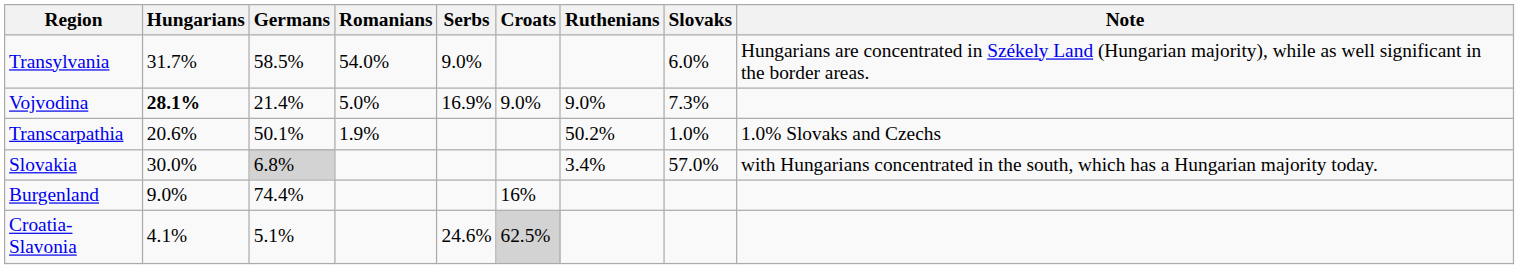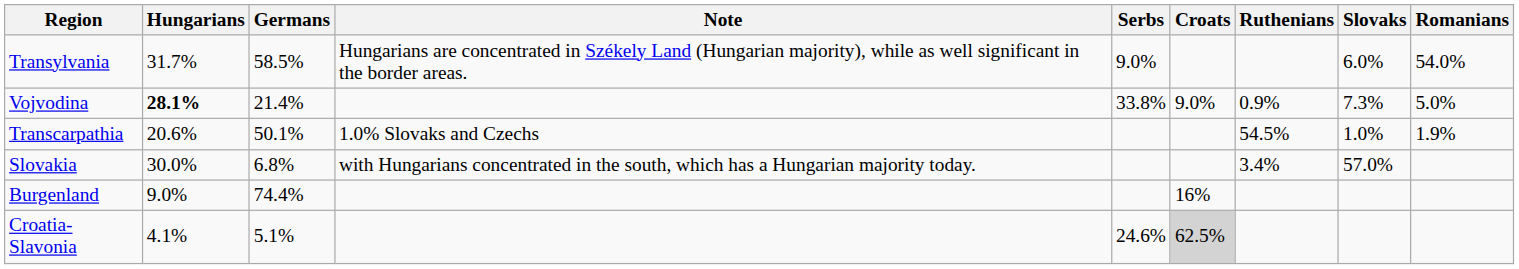columns swapped: (386, 19) <-> (1125, 19)
(467, 103) 16.9% -> (1141, 103) 33.8%
(585, 103) 9.0% -> (1260, 103) 0.9%
(590, 133) 50.2% -> (1264, 133) 54.5%
(274, 164) lightgrey background -> (274, 164) no background
